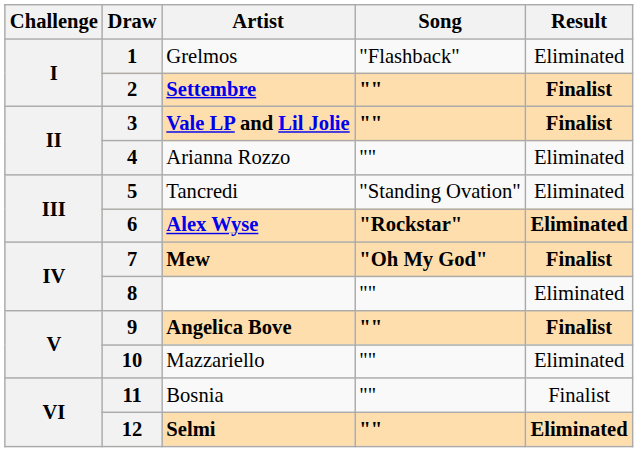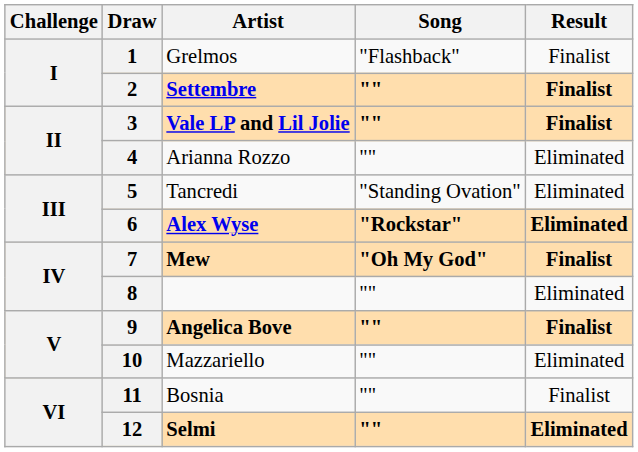(579, 55) Eliminated -> (579, 55) Finalist
